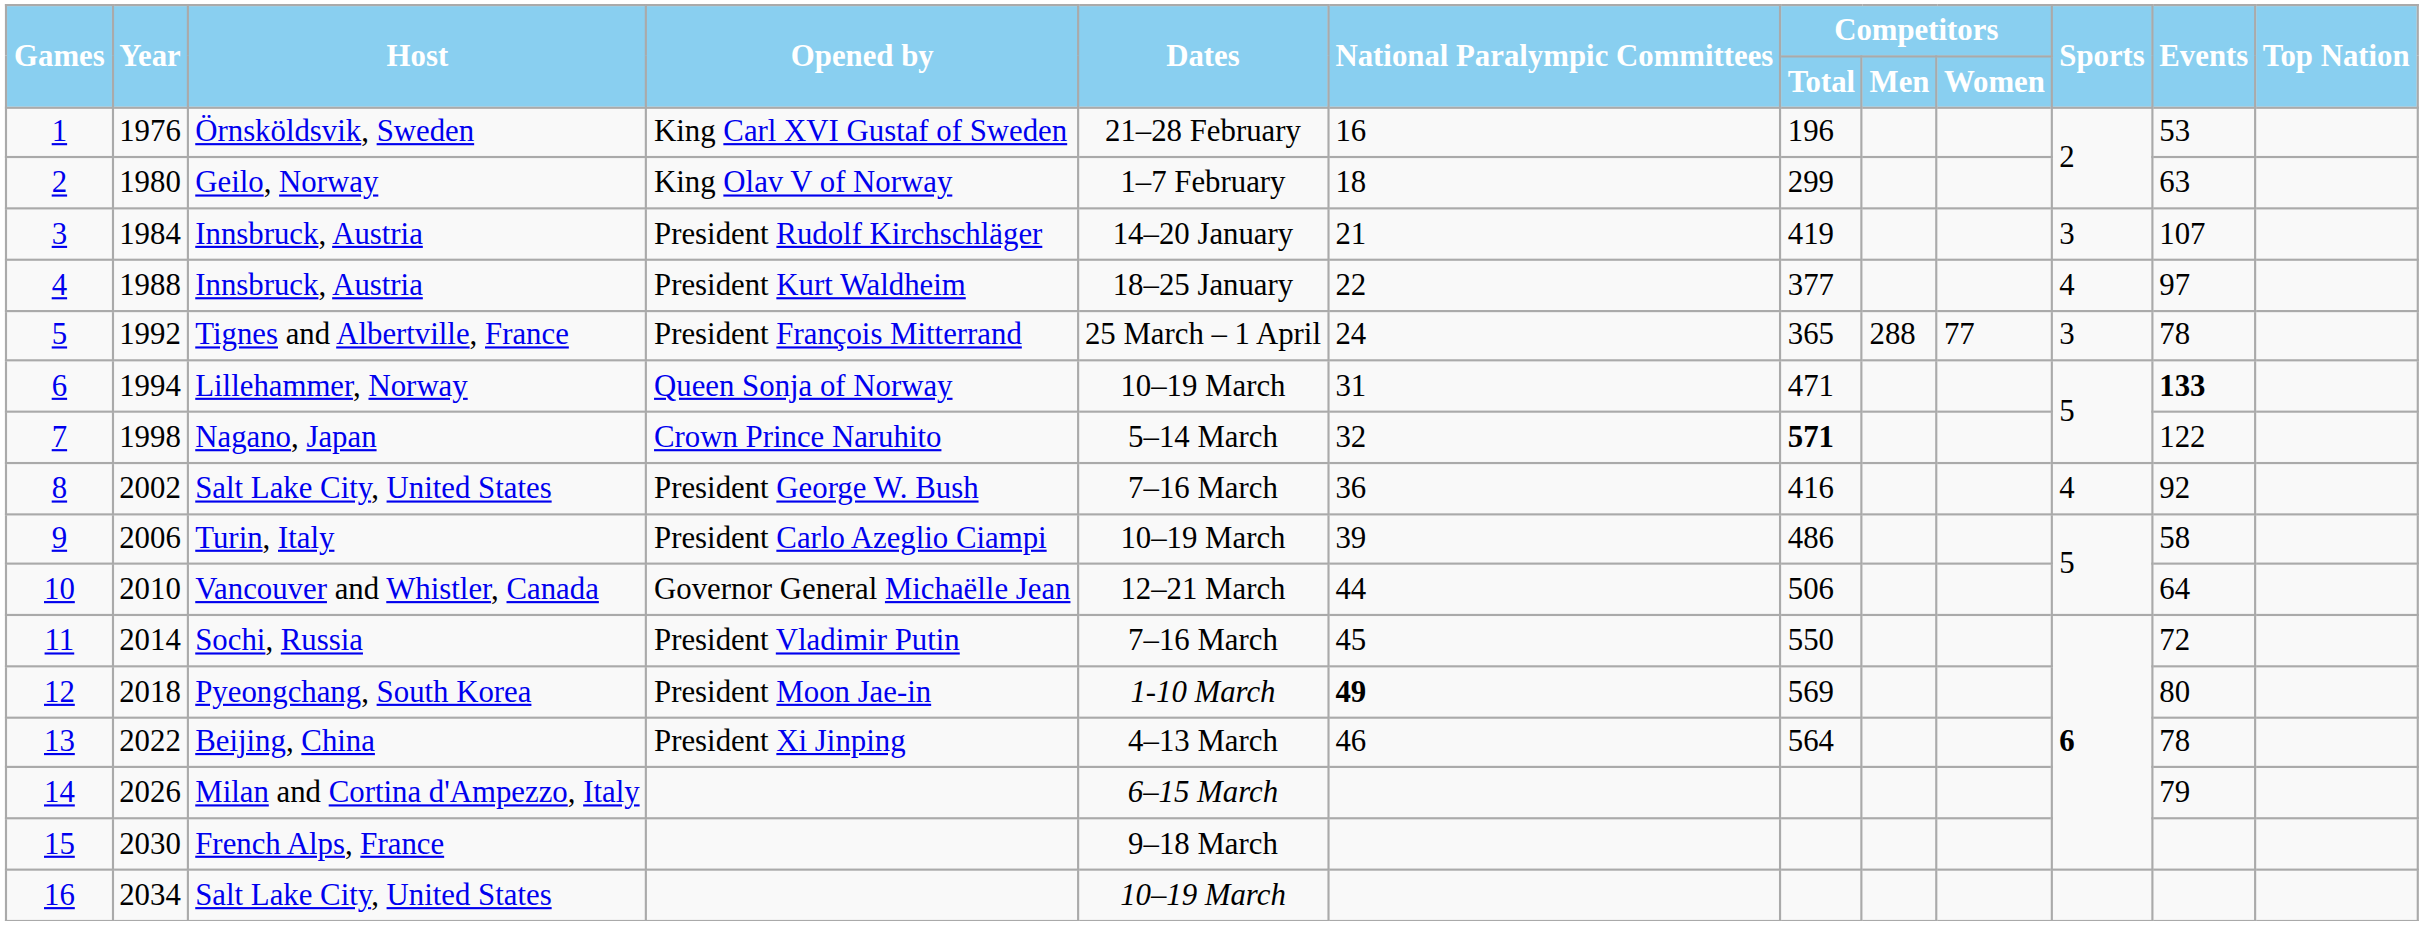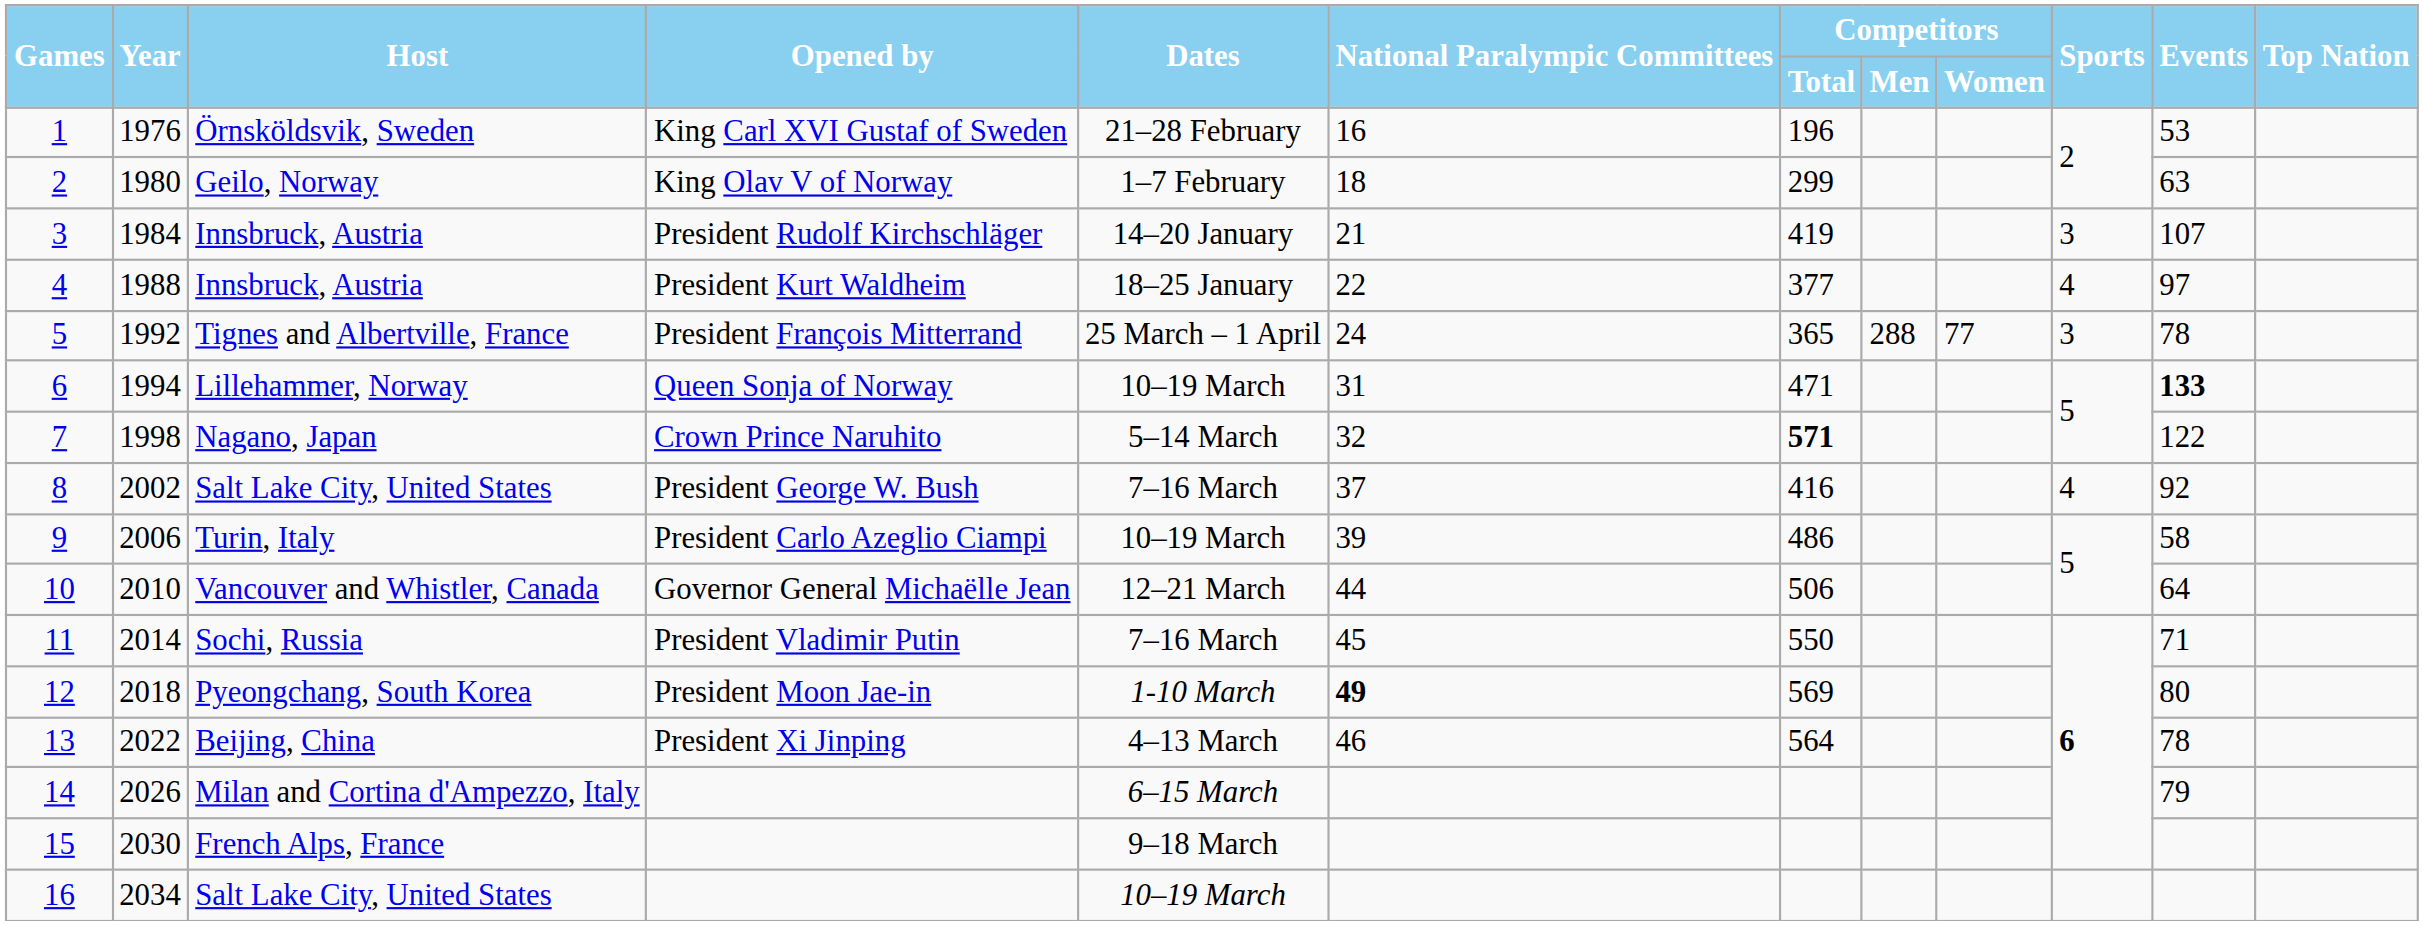(1351, 487) 36 -> (1351, 487) 37
(2175, 640) 72 -> (2175, 640) 71
